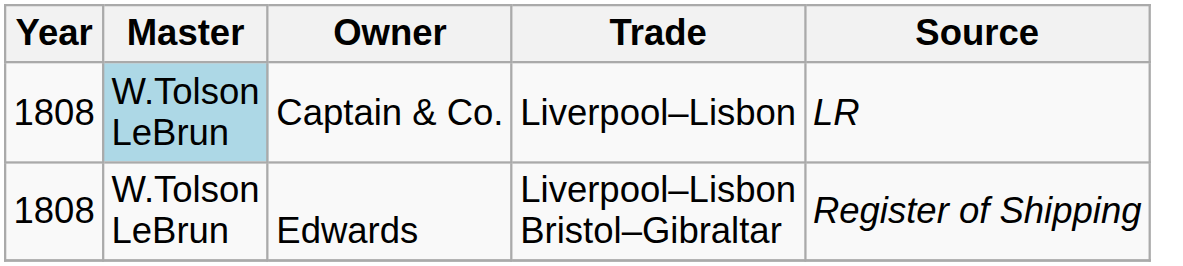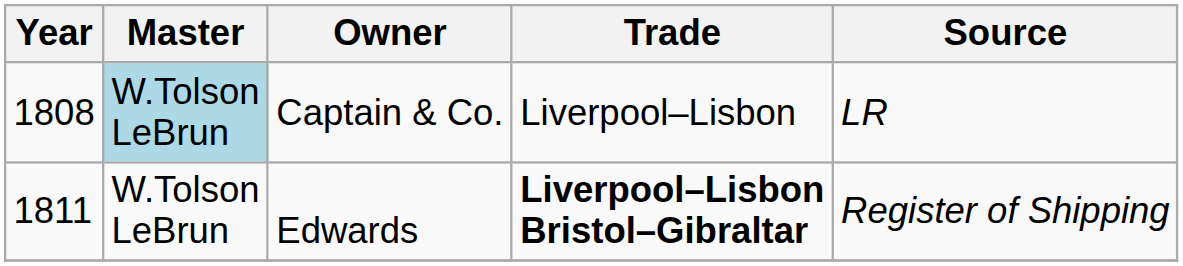(54, 210) 1808 -> (53, 210) 1811
(658, 210) normal -> (672, 210) bold
